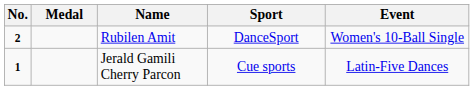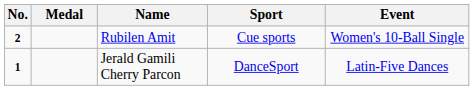(266, 37) DanceSport -> (266, 37) Cue sports
(266, 66) Cue sports -> (266, 66) DanceSport
